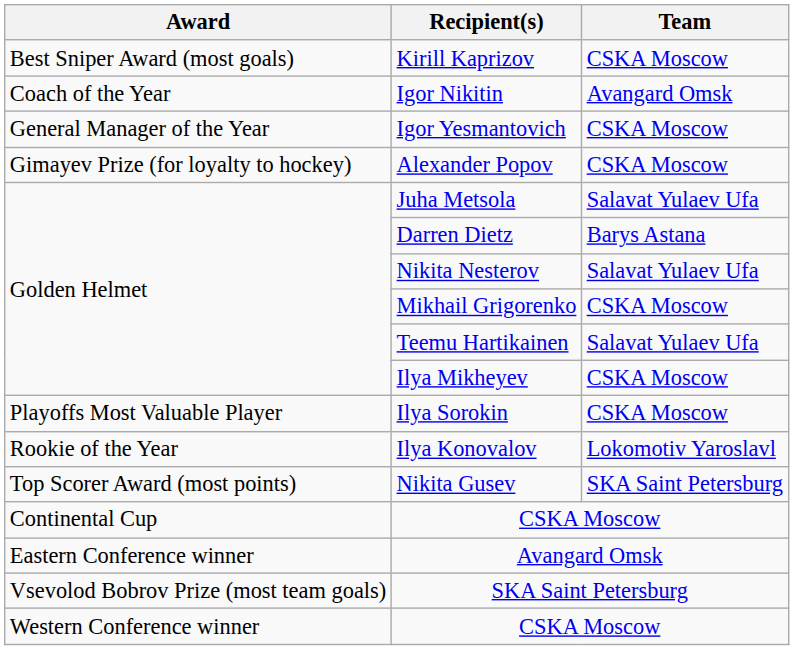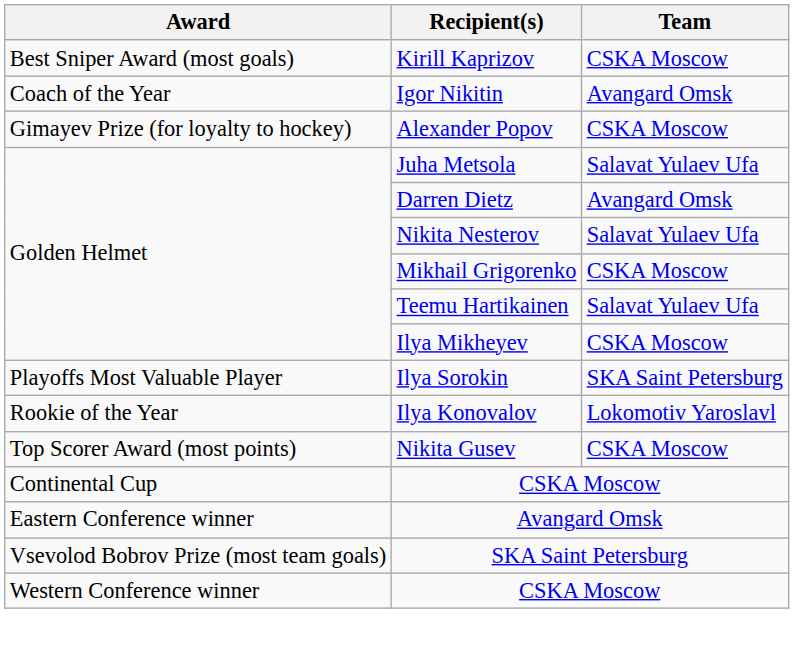- row: (140, 128)
(646, 235) Barys Astana -> (660, 199) Avangard Omsk
(657, 413) CSKA Moscow -> (685, 377) SKA Saint Petersburg
(685, 484) SKA Saint Petersburg -> (657, 448) CSKA Moscow
